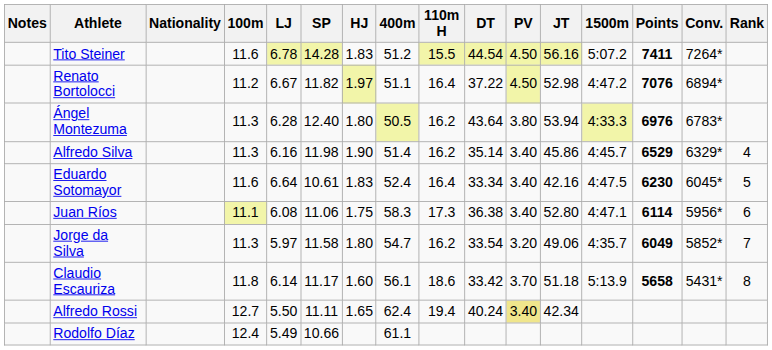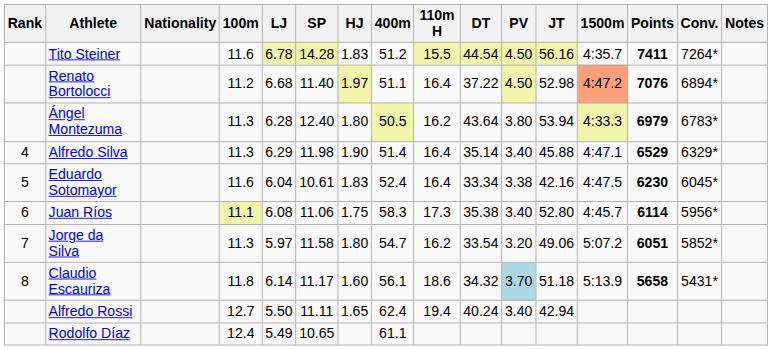columns swapped: (747, 23) <-> (27, 23)
(607, 53) 5:07.2 -> (603, 53) 4:35.7
(284, 84) 6.67 -> (279, 84) 6.68
(321, 84) 11.82 -> (317, 84) 11.40
(607, 84) no background -> (603, 84) lightsalmon background
(657, 122) 6976 -> (652, 122) 6979
(284, 152) 6.16 -> (279, 152) 6.29
(442, 152) 16.2 -> (437, 152) 16.4
(561, 152) 45.86 -> (556, 152) 45.88
(607, 152) 4:45.7 -> (603, 152) 4:47.1
(284, 182) 6.64 -> (279, 182) 6.04
(523, 182) 3.40 -> (519, 182) 3.38
(486, 213) 36.38 -> (481, 213) 35.38
(607, 213) 4:47.1 -> (603, 213) 4:45.7
(607, 243) 4:35.7 -> (603, 243) 5:07.2
(657, 243) 6049 -> (652, 243) 6051
(486, 281) 33.42 -> (481, 281) 34.32
(523, 281) no background -> (519, 281) lightblue background
(523, 311) khaki background -> (519, 311) no background
(561, 311) 42.34 -> (556, 311) 42.94
(321, 334) 10.66 -> (317, 334) 10.65
